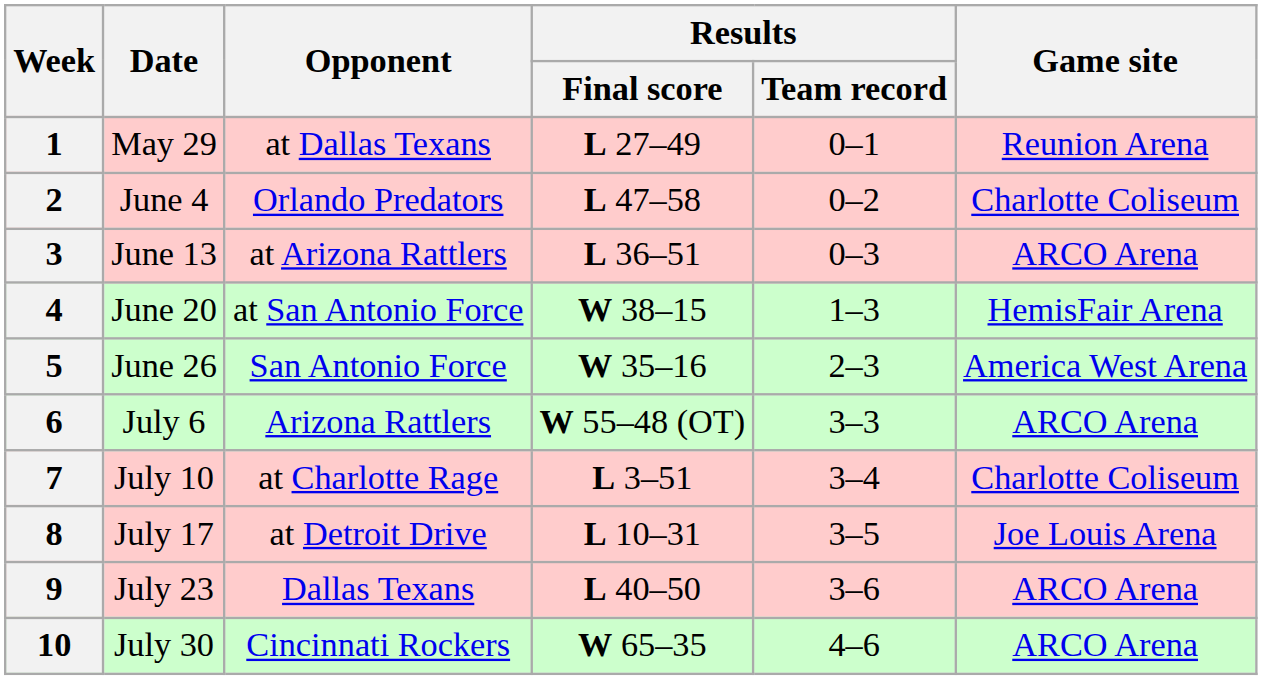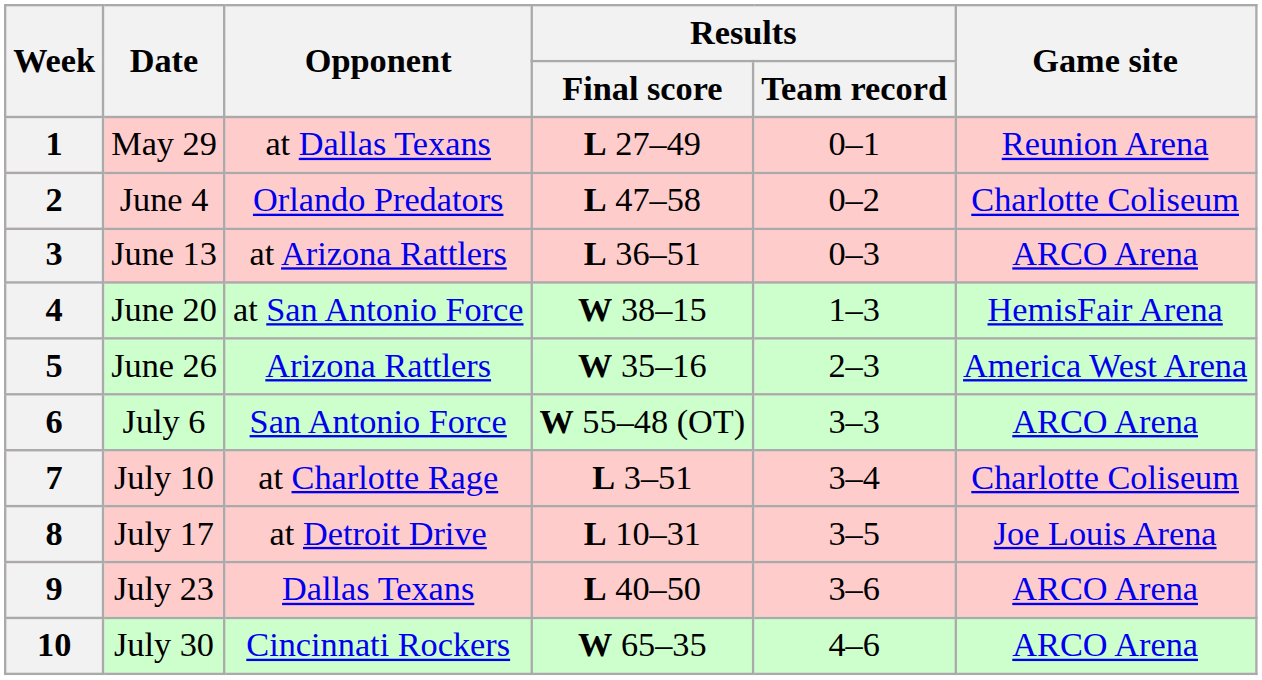(378, 365) San Antonio Force -> (378, 365) Arizona Rattlers
(378, 421) Arizona Rattlers -> (378, 421) San Antonio Force
